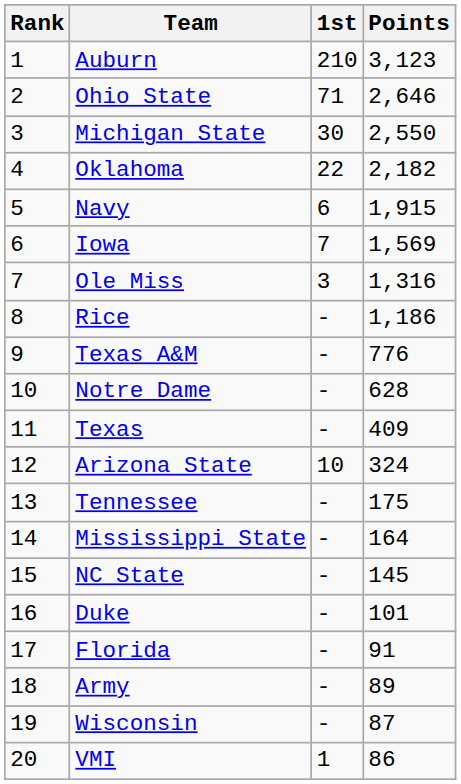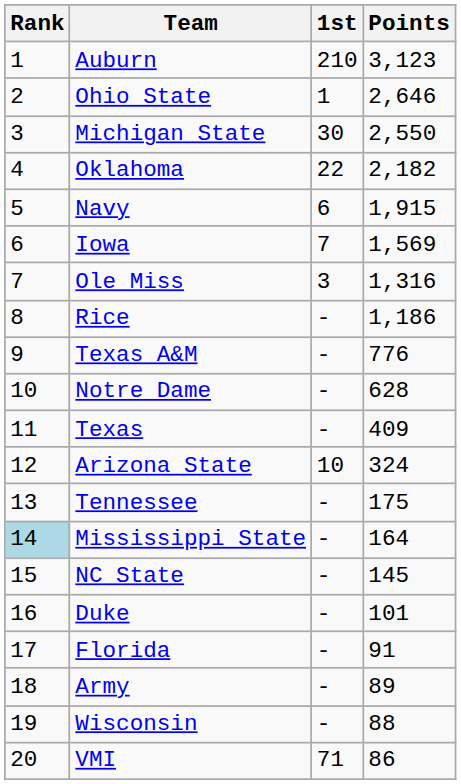(330, 97) 71 -> (324, 97) 1
(24, 539) no background -> (24, 539) lightblue background
(382, 724) 87 -> (382, 724) 88
(324, 761) 1 -> (330, 761) 71
